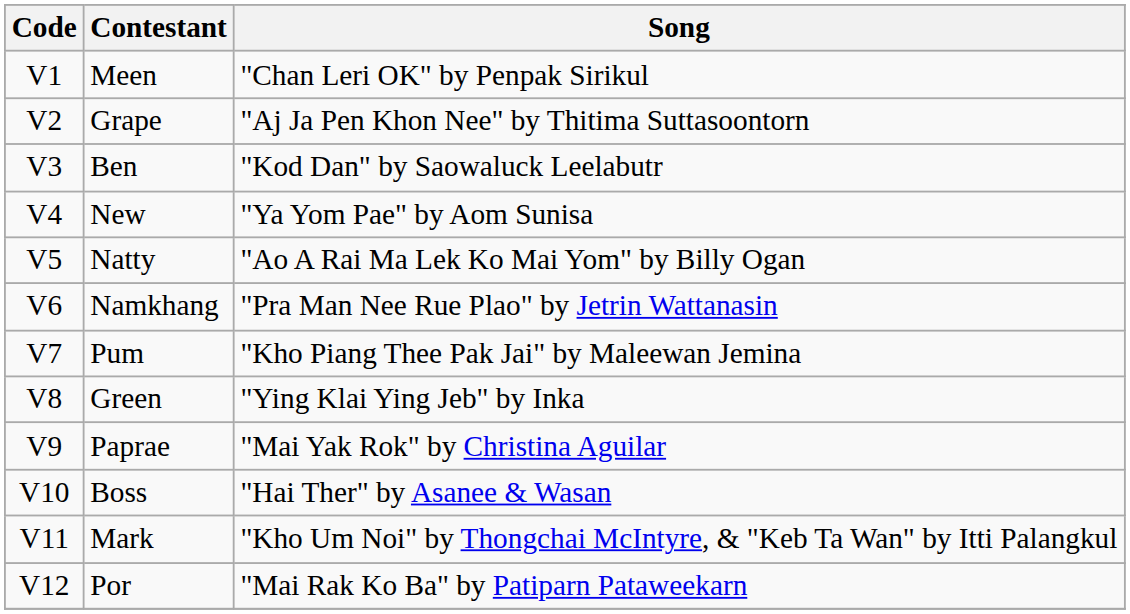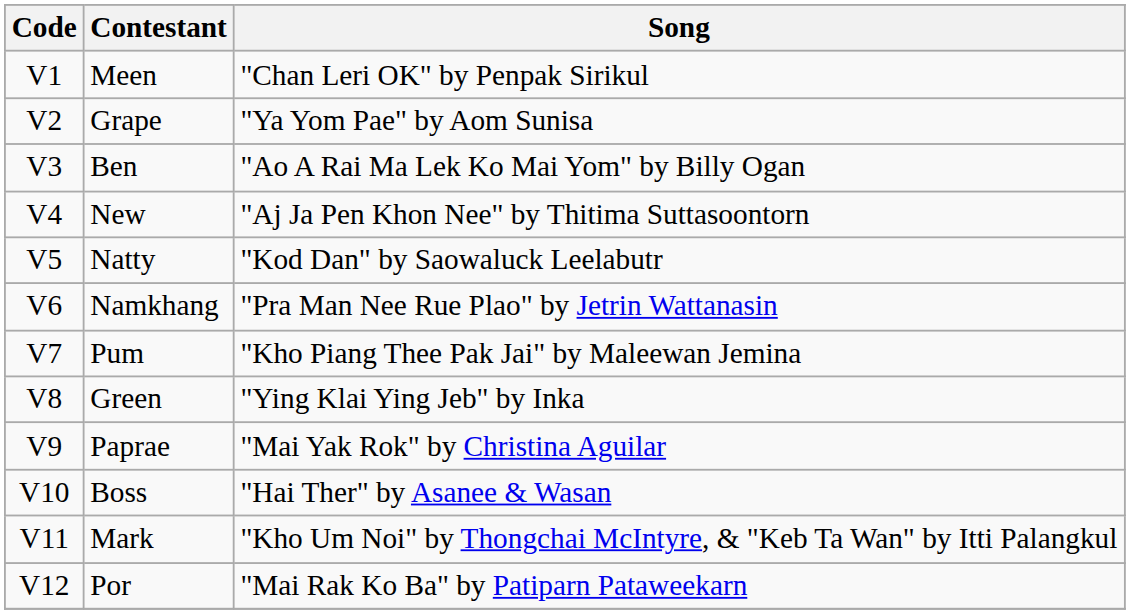(525, 120) "Aj Ja Pen Khon Nee" by Thitima Suttasoontorn -> (417, 120) "Ya Yom Pae" by Aom Sunisa
(452, 167) "Kod Dan" by Saowaluck Leelabutr -> (523, 167) "Ao A Rai Ma Lek Ko Mai Yom" by Billy Ogan
(417, 213) "Ya Yom Pae" by Aom Sunisa -> (525, 213) "Aj Ja Pen Khon Nee" by Thitima Suttasoontorn
(523, 259) "Ao A Rai Ma Lek Ko Mai Yom" by Billy Ogan -> (452, 259) "Kod Dan" by Saowaluck Leelabutr
